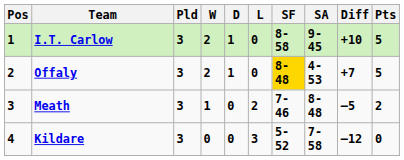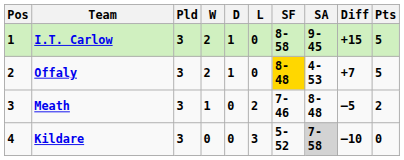(351, 40) +10 -> (351, 40) +15
(315, 139) no background -> (315, 139) lightgrey background
(351, 139) –12 -> (351, 139) –10
